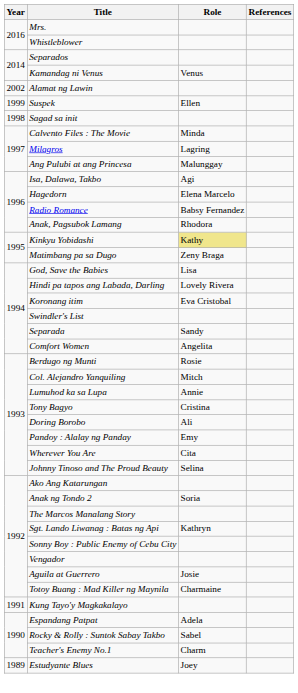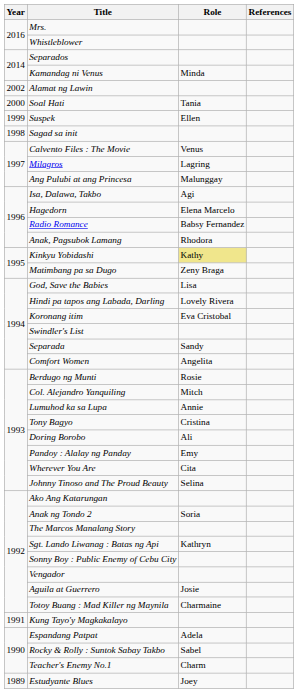(192, 73) Venus -> (193, 73) Minda
+ row: (47, 103)
(193, 134) Minda -> (192, 149) Venus
